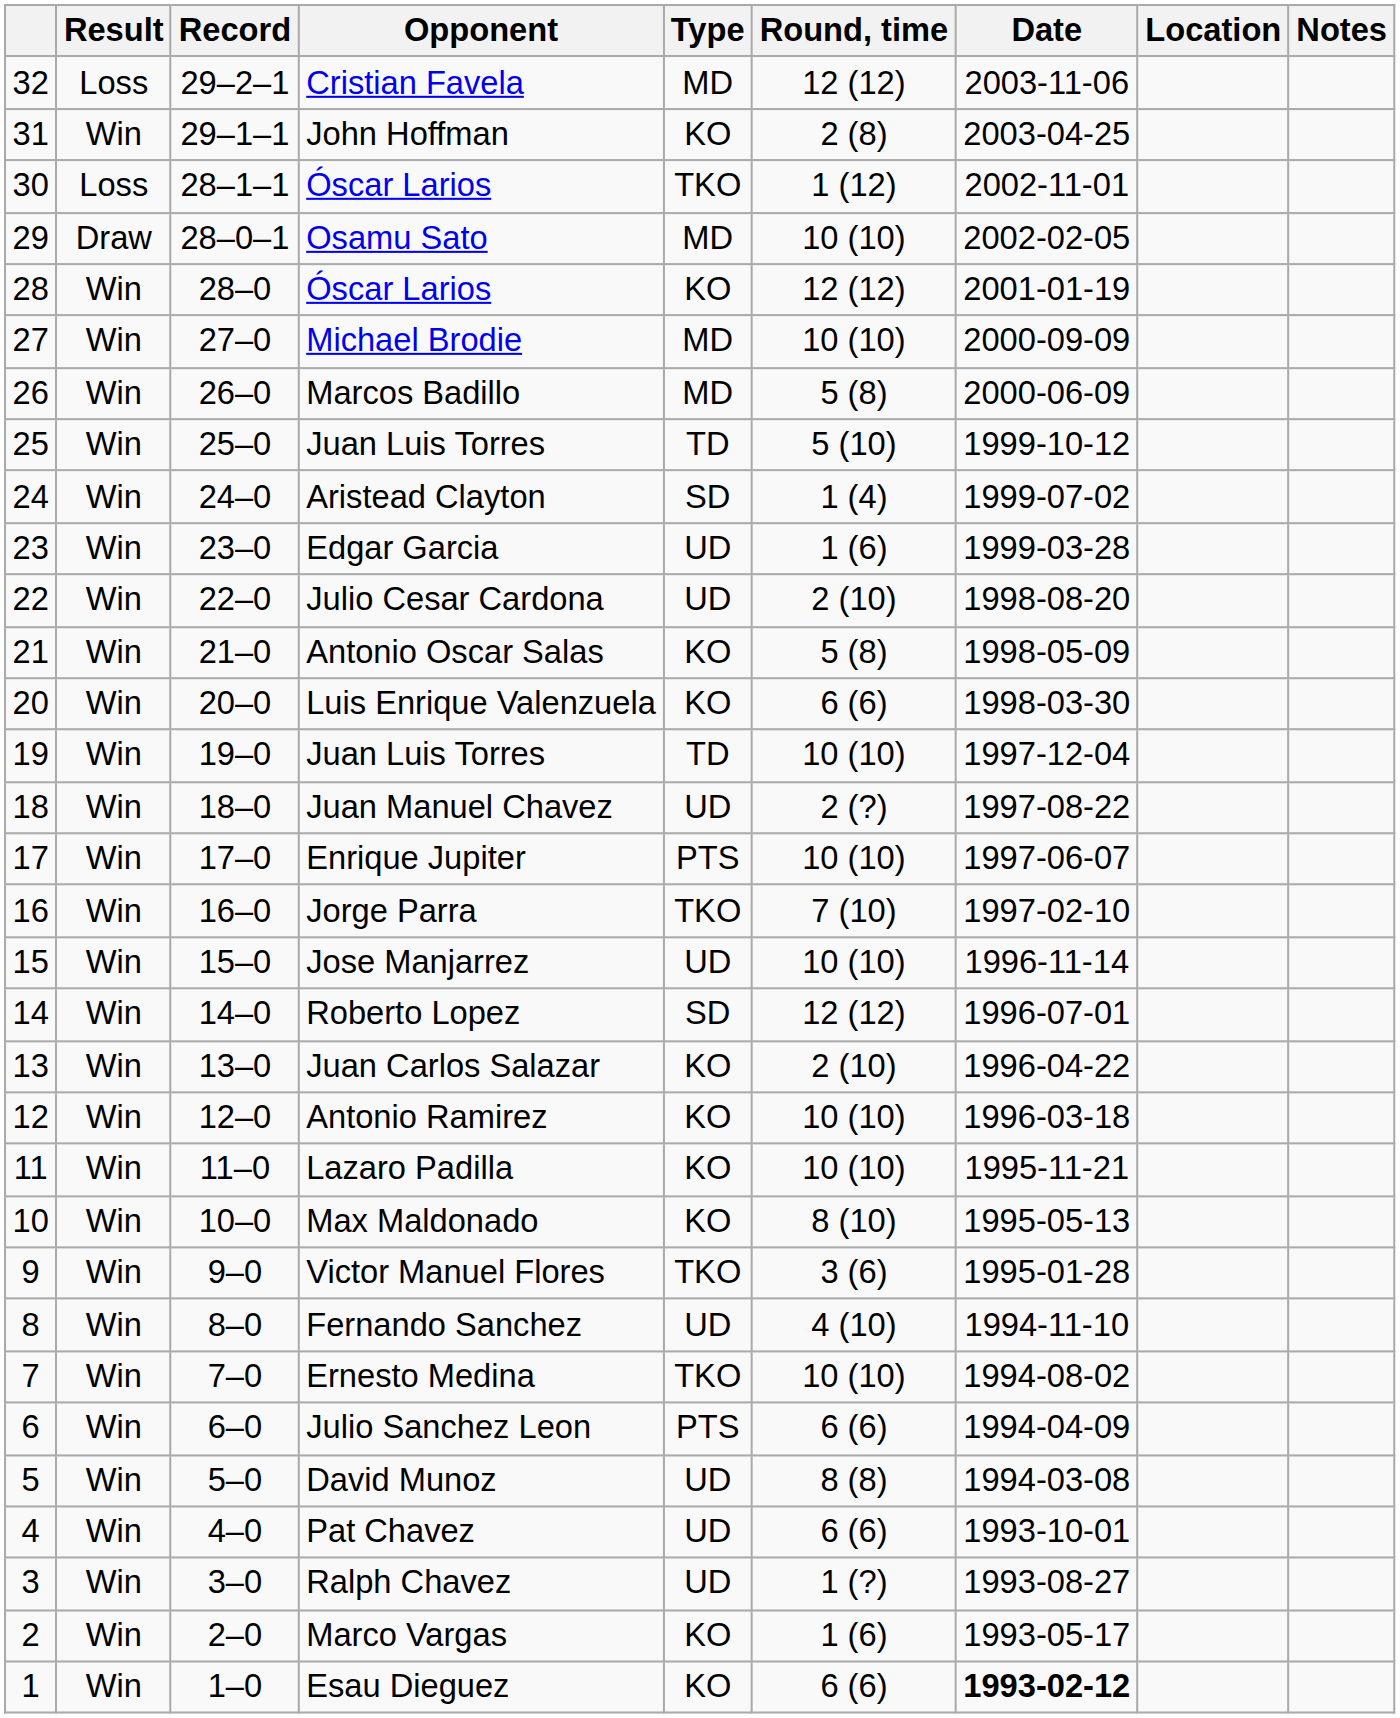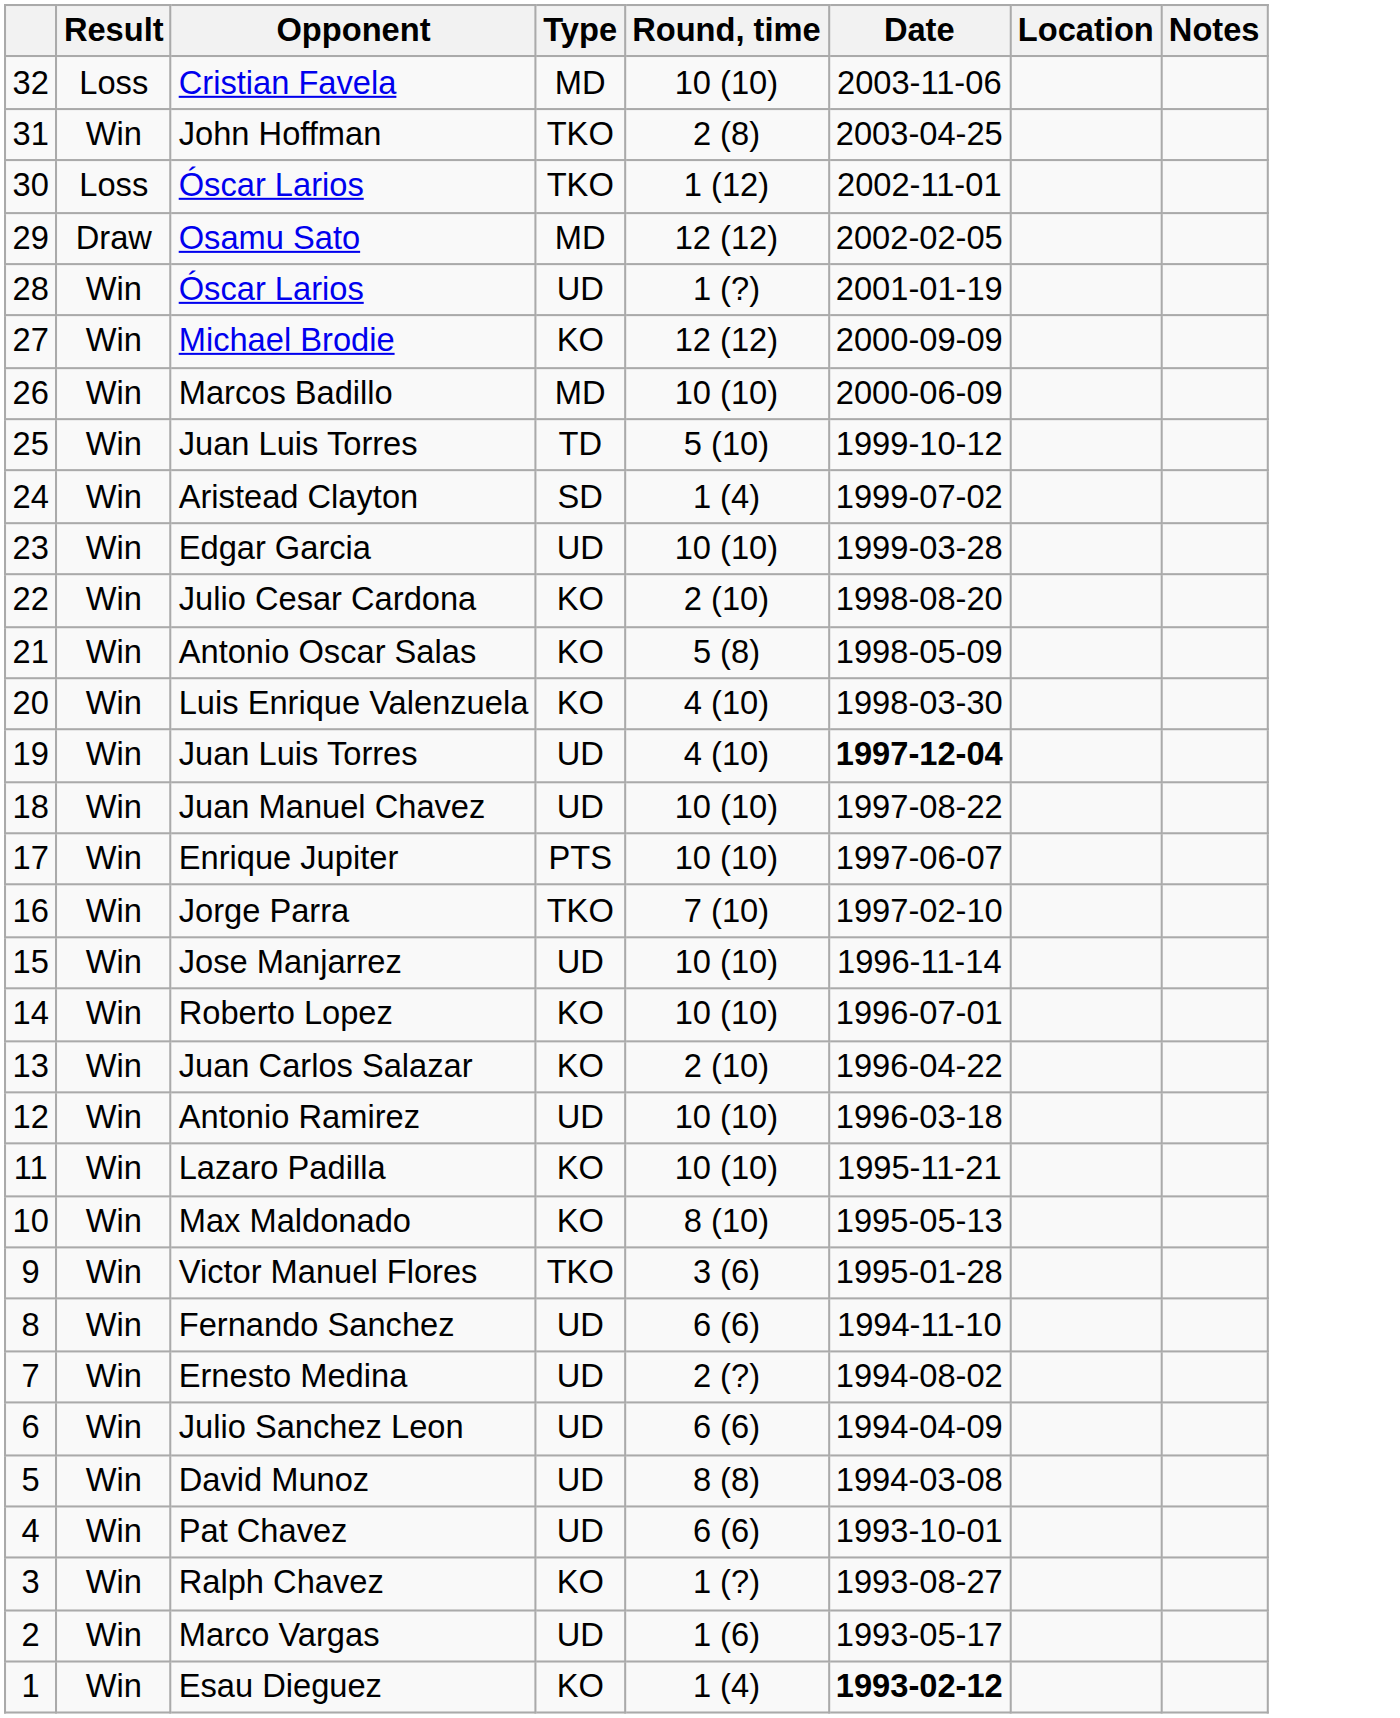- column: (235, 30)
(854, 82) 12 (12) -> (726, 82) 10 (10)
(708, 133) KO -> (580, 133) TKO
(854, 237) 10 (10) -> (726, 237) 12 (12)
(708, 289) KO -> (580, 289) UD
(854, 289) 12 (12) -> (726, 289) 1 (?)
(708, 340) MD -> (580, 340) KO
(854, 340) 10 (10) -> (726, 340) 12 (12)
(854, 392) 5 (8) -> (726, 392) 10 (10)
(854, 548) 1 (6) -> (726, 548) 10 (10)
(708, 599) UD -> (580, 599) KO
(854, 703) 6 (6) -> (726, 703) 4 (10)
(708, 755) TD -> (580, 755) UD
(854, 755) 10 (10) -> (726, 755) 4 (10)
(1047, 755) normal -> (919, 755) bold
(854, 806) 2 (?) -> (726, 806) 10 (10)
(708, 1013) SD -> (580, 1013) KO
(854, 1013) 12 (12) -> (726, 1013) 10 (10)
(708, 1117) KO -> (580, 1117) UD
(854, 1324) 4 (10) -> (726, 1324) 6 (6)
(708, 1376) TKO -> (580, 1376) UD
(854, 1376) 10 (10) -> (726, 1376) 2 (?)
(708, 1428) PTS -> (580, 1428) UD
(708, 1583) UD -> (580, 1583) KO
(708, 1635) KO -> (580, 1635) UD
(854, 1686) 6 (6) -> (726, 1686) 1 (4)
